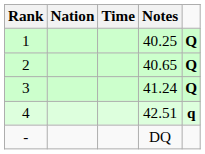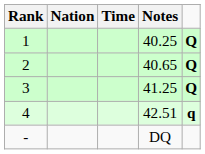(160, 88) 41.24 -> (160, 88) 41.25
